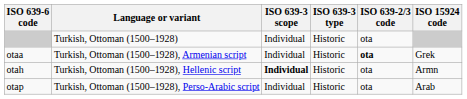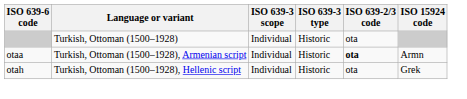(425, 54) Grek -> (412, 54) Armn
(286, 70) bold -> (271, 70) normal
(427, 70) Armn -> (410, 70) Grek
- row: (15, 86)
